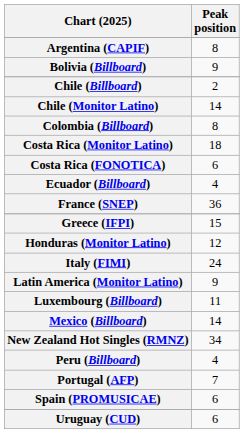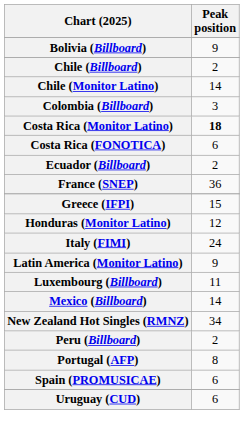- row: (98, 47)
(215, 125) 8 -> (215, 106) 3
(215, 145) normal -> (215, 125) bold
(215, 184) 4 -> (215, 164) 2
(215, 360) 4 -> (215, 340) 2
(215, 379) 7 -> (215, 360) 8
